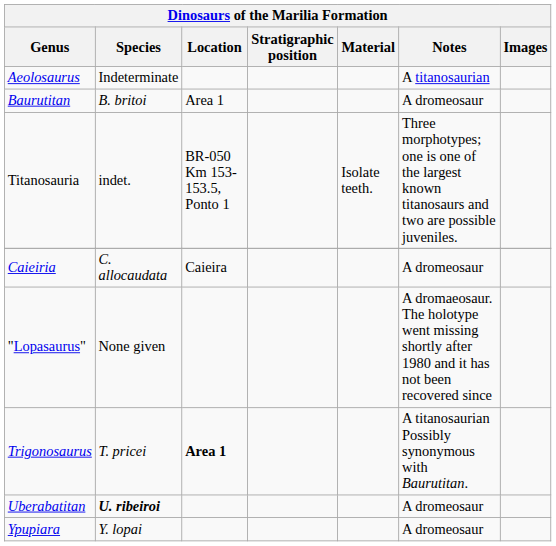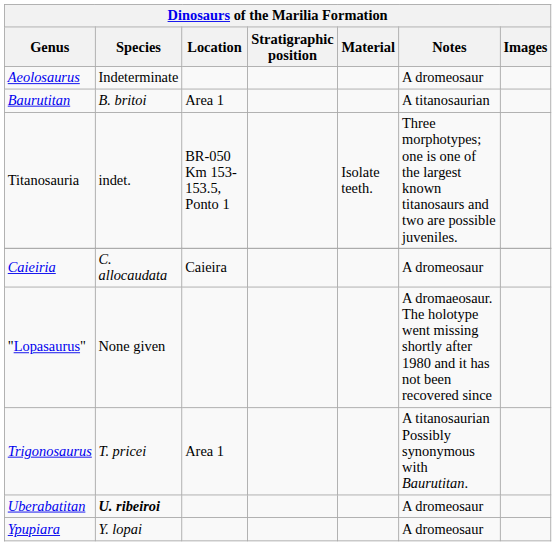(446, 77) A titanosaurian -> (443, 77) A dromeosaur
(443, 100) A dromeosaur -> (446, 100) A titanosaurian
(206, 451) bold -> (205, 451) normal
